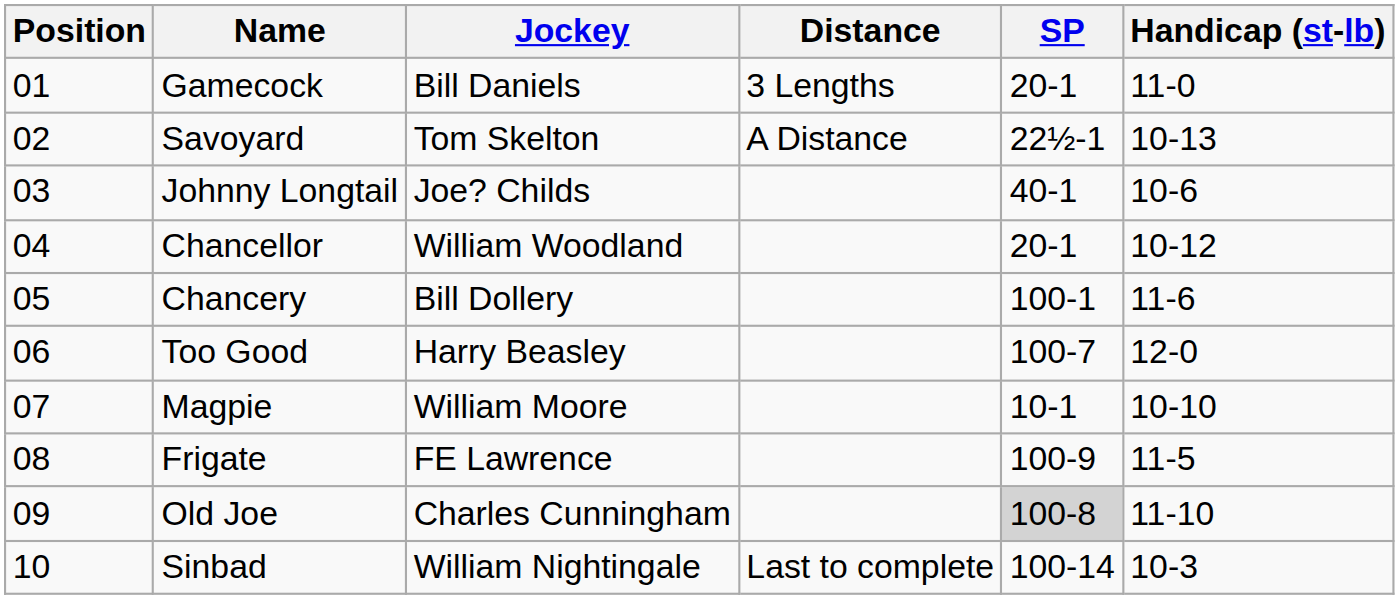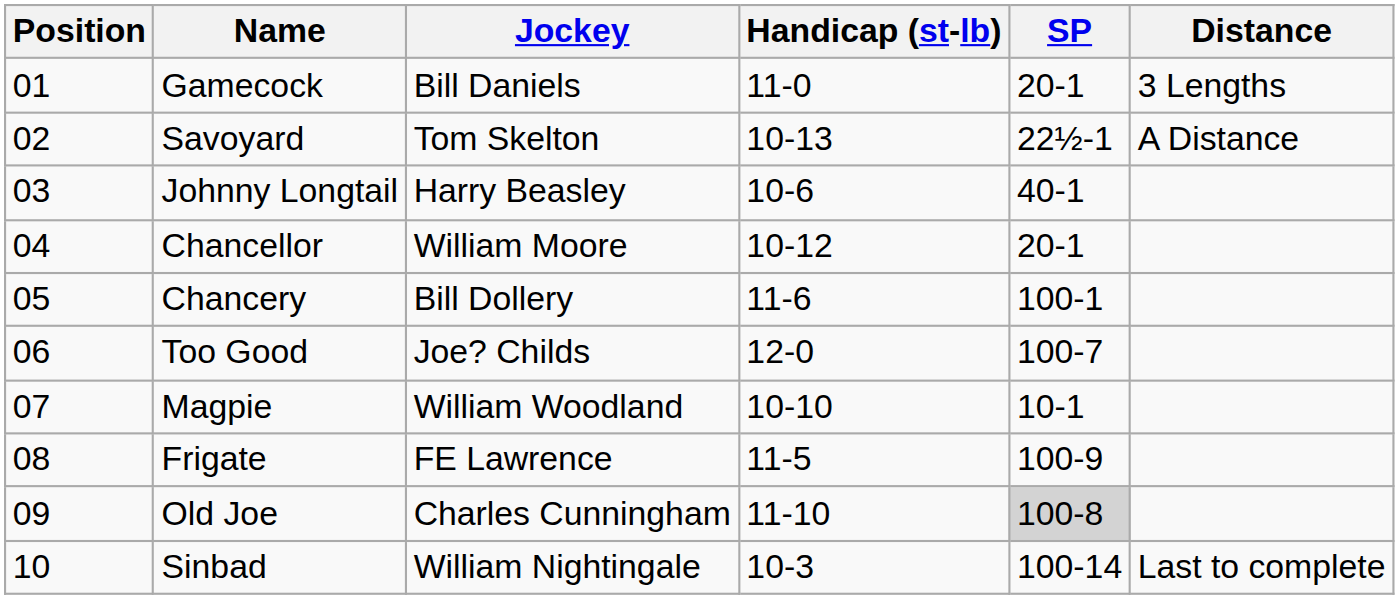columns swapped: (1258, 31) <-> (870, 31)
(502, 191) Joe? Childs -> (520, 191) Harry Beasley
(548, 245) William Woodland -> (521, 245) William Moore
(520, 352) Harry Beasley -> (502, 352) Joe? Childs
(521, 406) William Moore -> (548, 406) William Woodland
